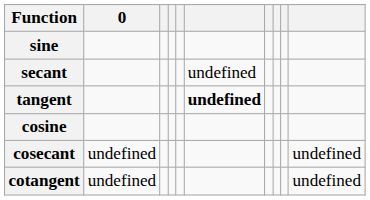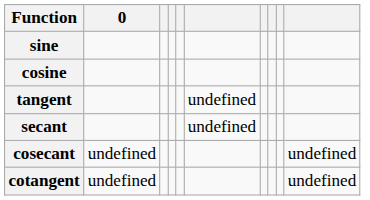rows swapped: (44, 126) <-> (44, 72)
(224, 99) bold -> (222, 99) normal
